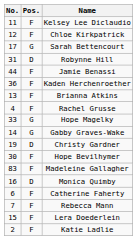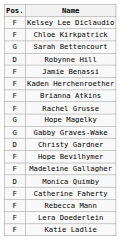- column: (13, 10)
